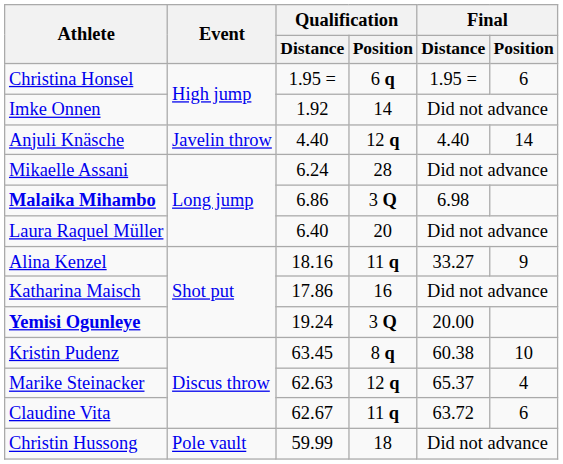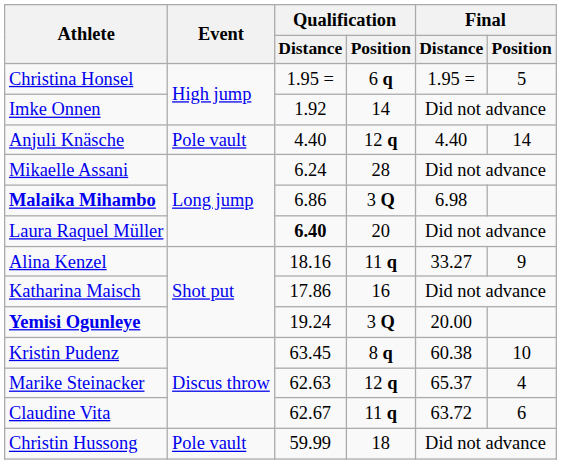(524, 79) 6 -> (522, 79) 5
(222, 140) Javelin throw -> (209, 140) Pole vault
(312, 231) normal -> (310, 231) bold
